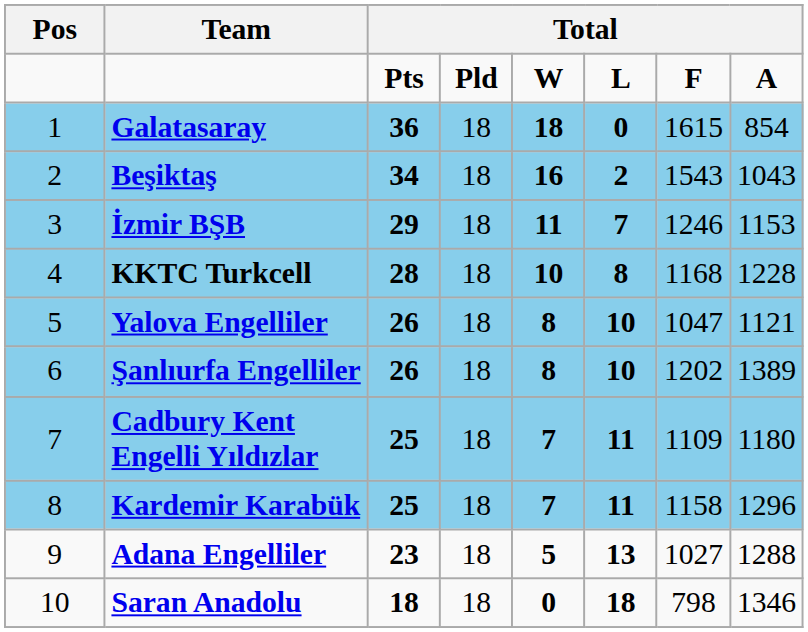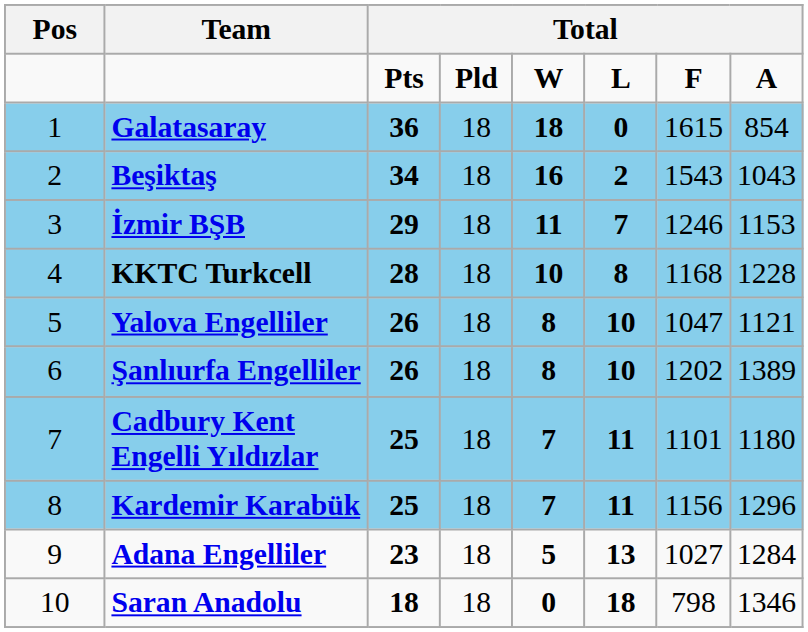(694, 437) 1109 -> (694, 437) 1101
(694, 504) 1158 -> (694, 504) 1156
(767, 552) 1288 -> (767, 552) 1284
